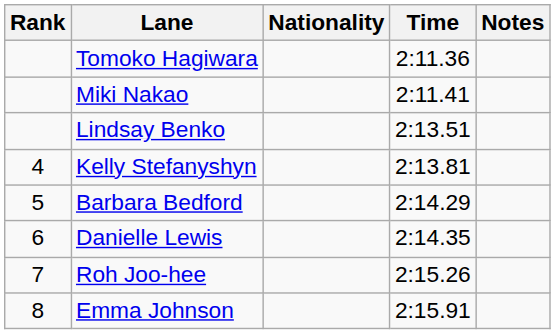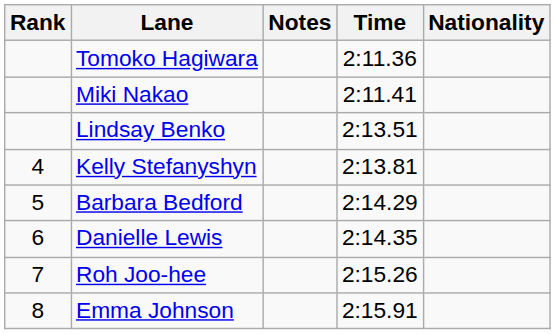columns swapped: (326, 22) <-> (513, 22)
